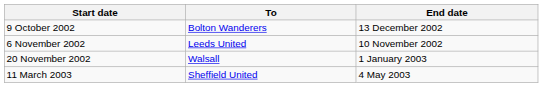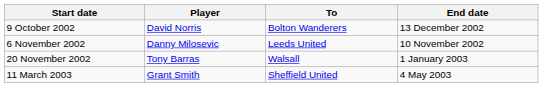+ column: (205, 12)
